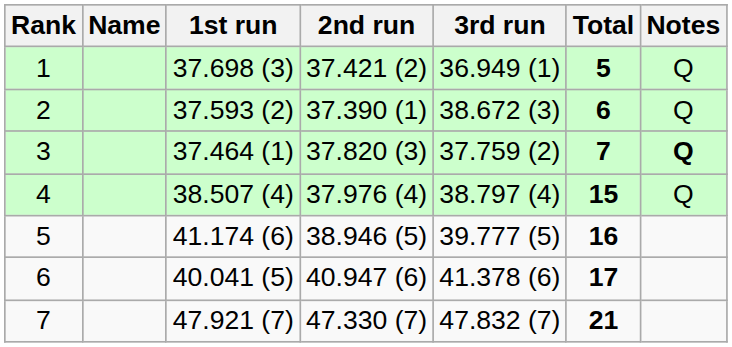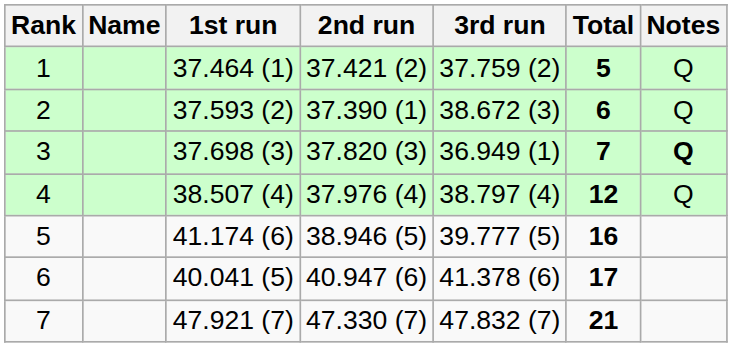(233, 67) 37.698 (3) -> (233, 67) 37.464 (1)
(500, 67) 36.949 (1) -> (500, 67) 37.759 (2)
(233, 151) 37.464 (1) -> (233, 151) 37.698 (3)
(500, 151) 37.759 (2) -> (500, 151) 36.949 (1)
(603, 194) 15 -> (603, 194) 12
